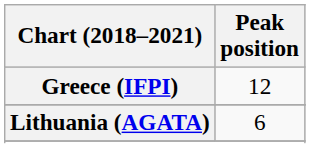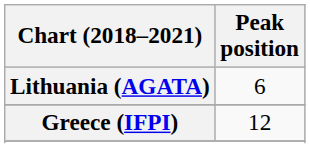rows swapped: (110, 85) <-> (110, 122)
